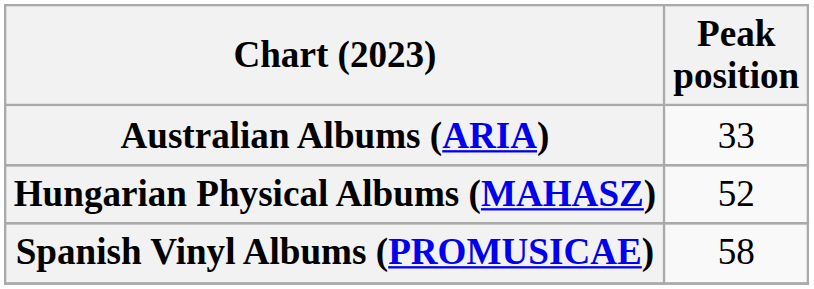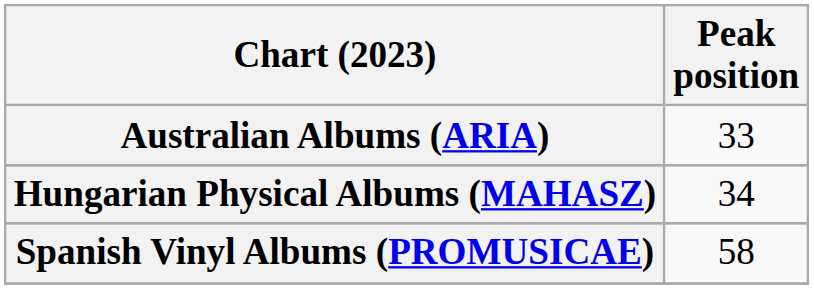(736, 193) 52 -> (736, 193) 34
